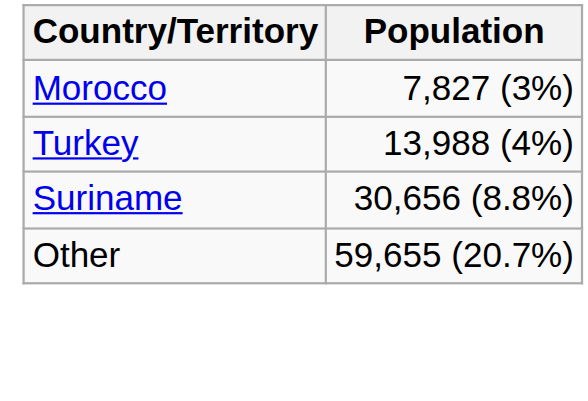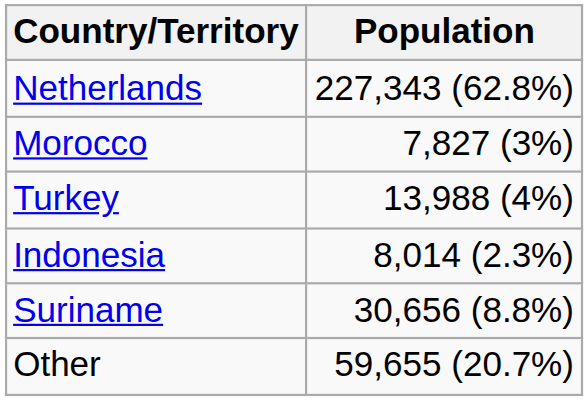+ row: (108, 87)
+ row: (89, 254)
